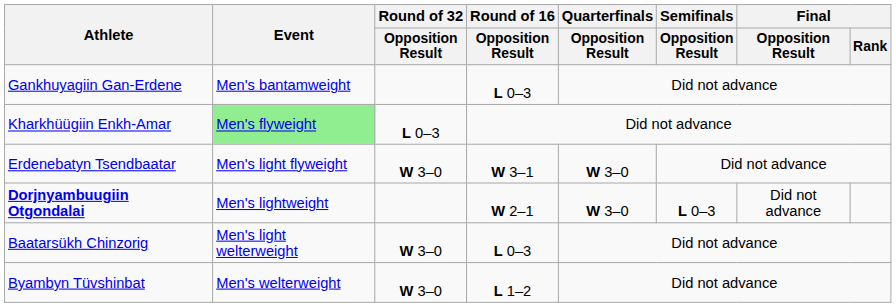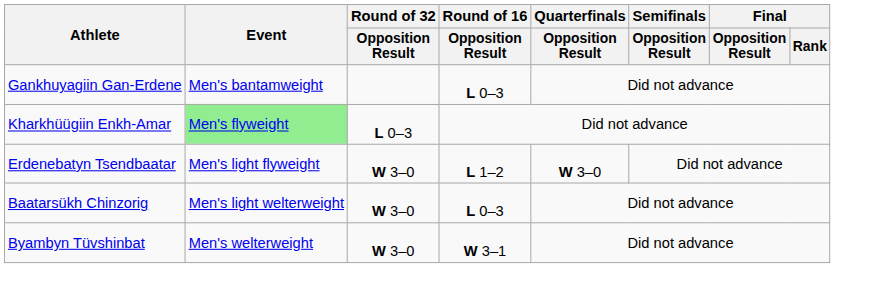(512, 172) W 3–1 -> (485, 172) L 1–2
- row: (68, 204)
(512, 291) L 1–2 -> (485, 251) W 3–1
